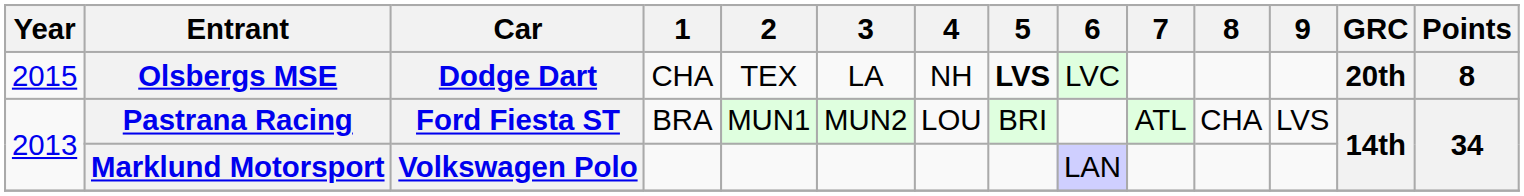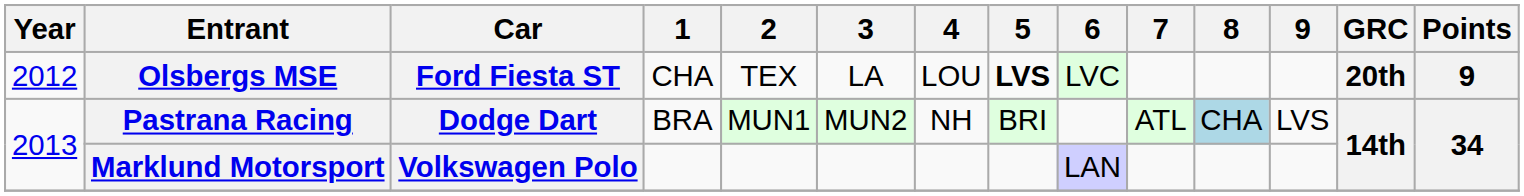(45, 75) 2015 -> (45, 75) 2012
(518, 75) Dodge Dart -> (518, 75) Ford Fiesta ST
(951, 75) NH -> (951, 75) LOU
(1467, 75) 8 -> (1467, 75) 9
(518, 121) Ford Fiesta ST -> (518, 121) Dodge Dart
(951, 121) LOU -> (951, 121) NH
(1231, 121) no background -> (1231, 121) lightblue background
